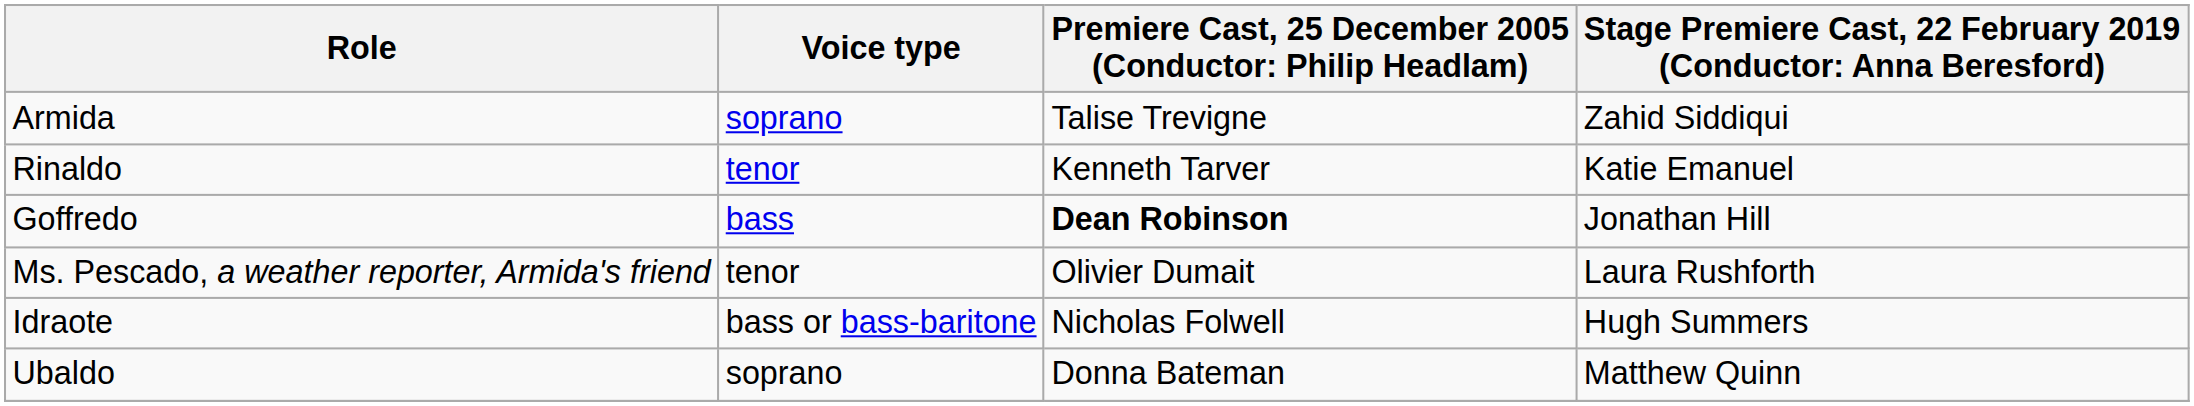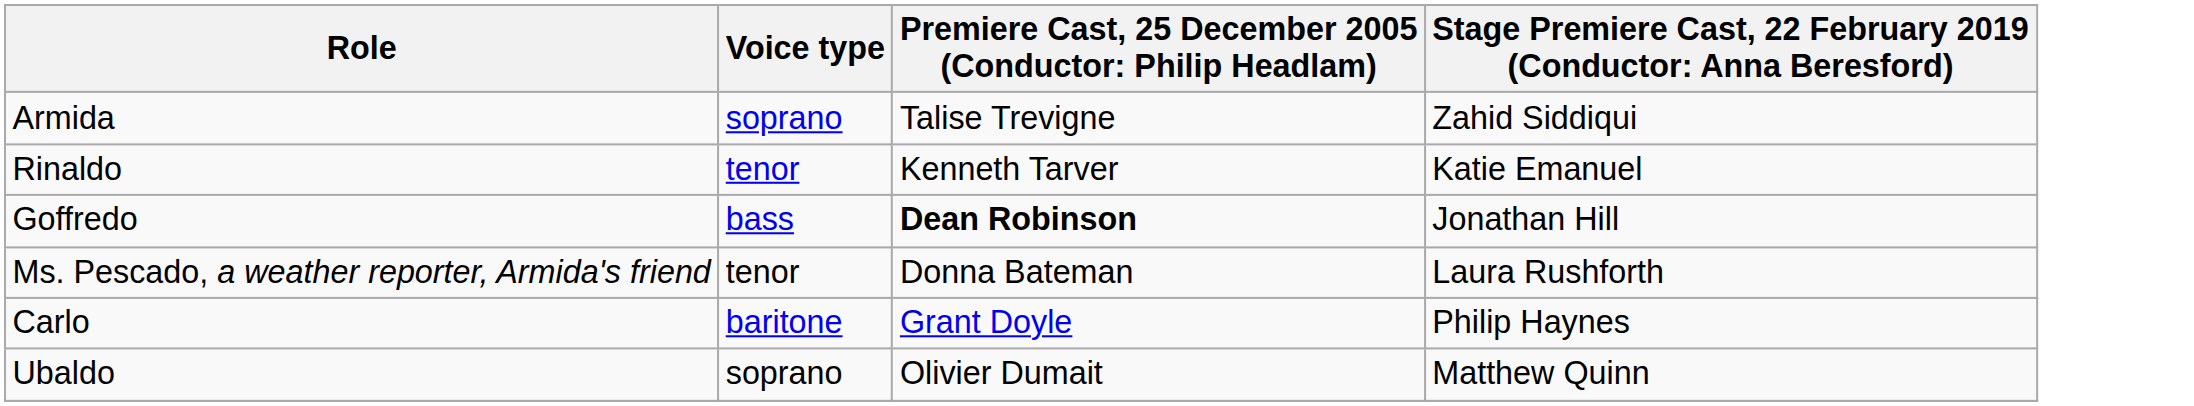(1153, 271) Olivier Dumait -> (1017, 271) Donna Bateman
- row: (63, 322)
+ row: (51, 322)
(1168, 374) Donna Bateman -> (1001, 374) Olivier Dumait
